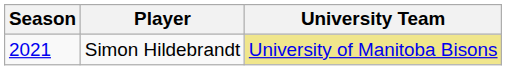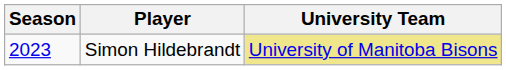(30, 49) 2021 -> (30, 49) 2023
